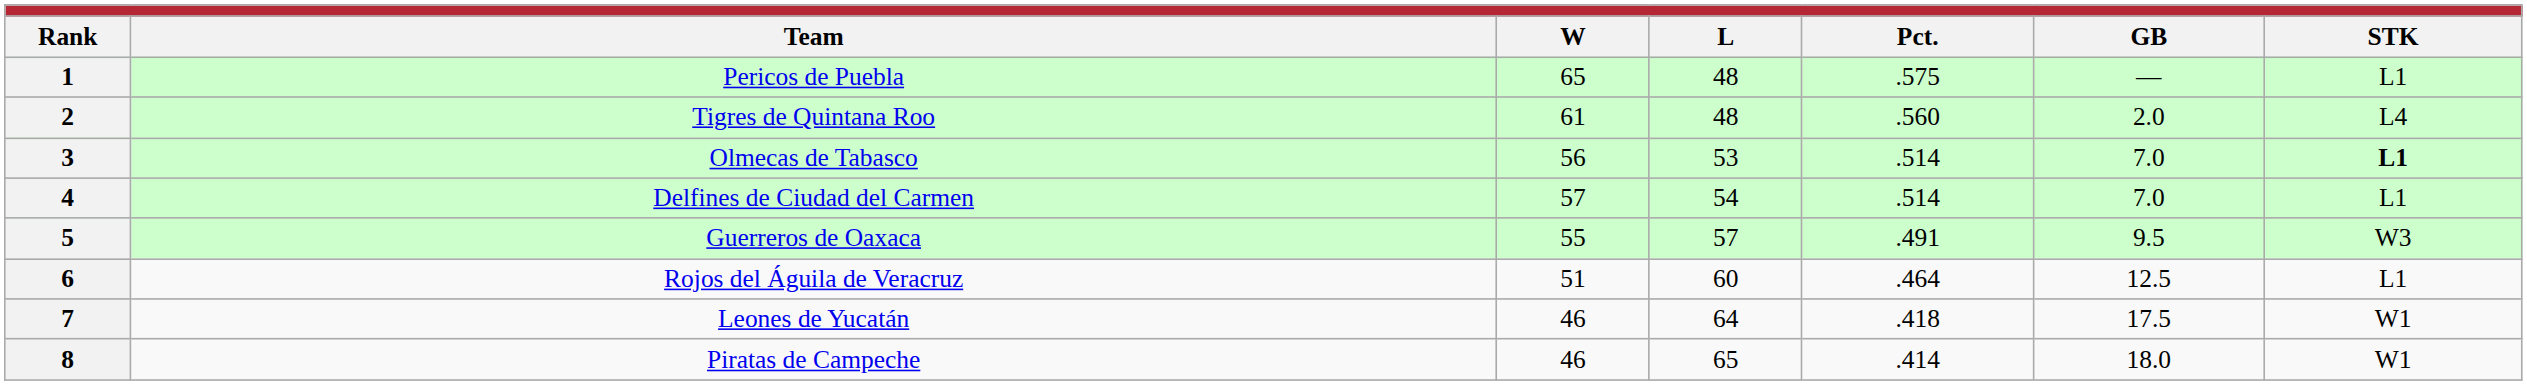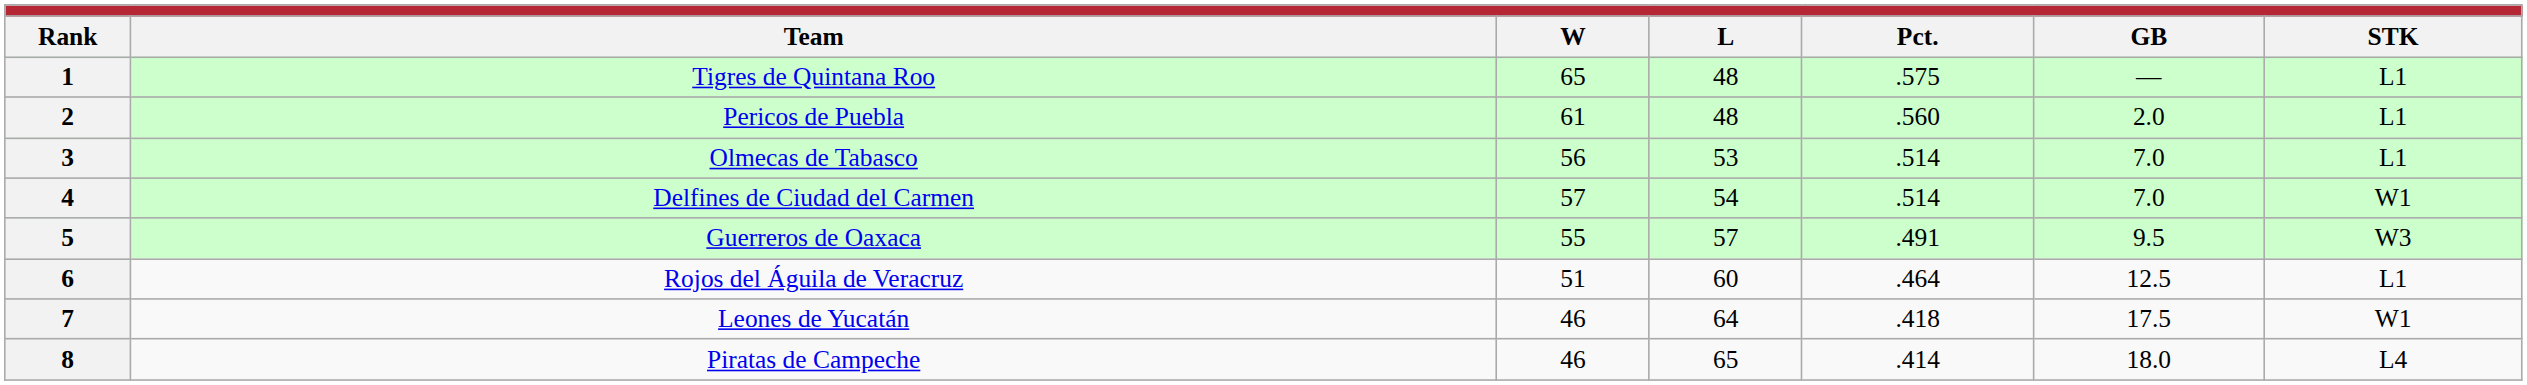(814, 76) Pericos de Puebla -> (814, 76) Tigres de Quintana Roo
(814, 117) Tigres de Quintana Roo -> (814, 117) Pericos de Puebla
(2393, 117) L4 -> (2393, 117) L1
(2393, 157) bold -> (2393, 157) normal
(2393, 197) L1 -> (2393, 197) W1
(2393, 359) W1 -> (2393, 359) L4
